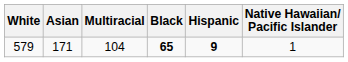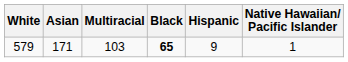(115, 47) 104 -> (115, 47) 103
(214, 47) bold -> (214, 47) normal
